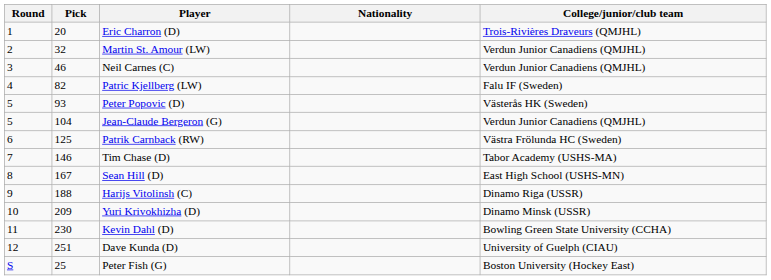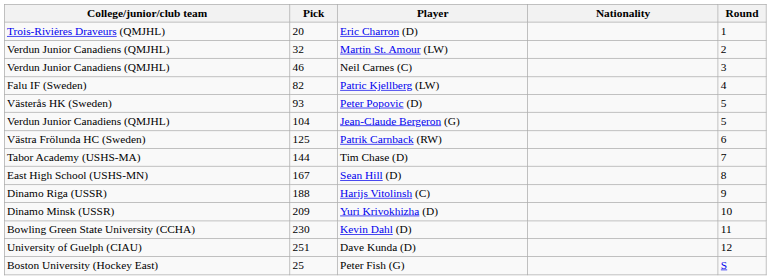columns swapped: (28, 13) <-> (623, 13)
(63, 157) 146 -> (301, 157) 144
